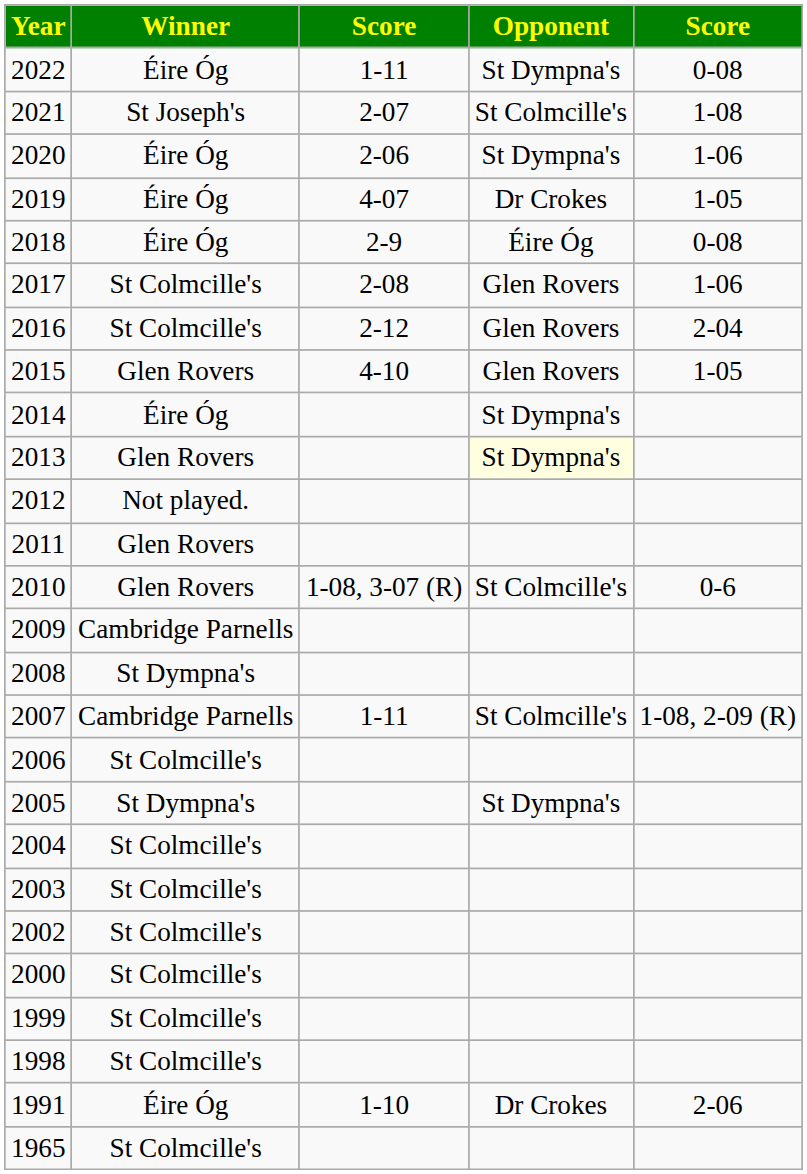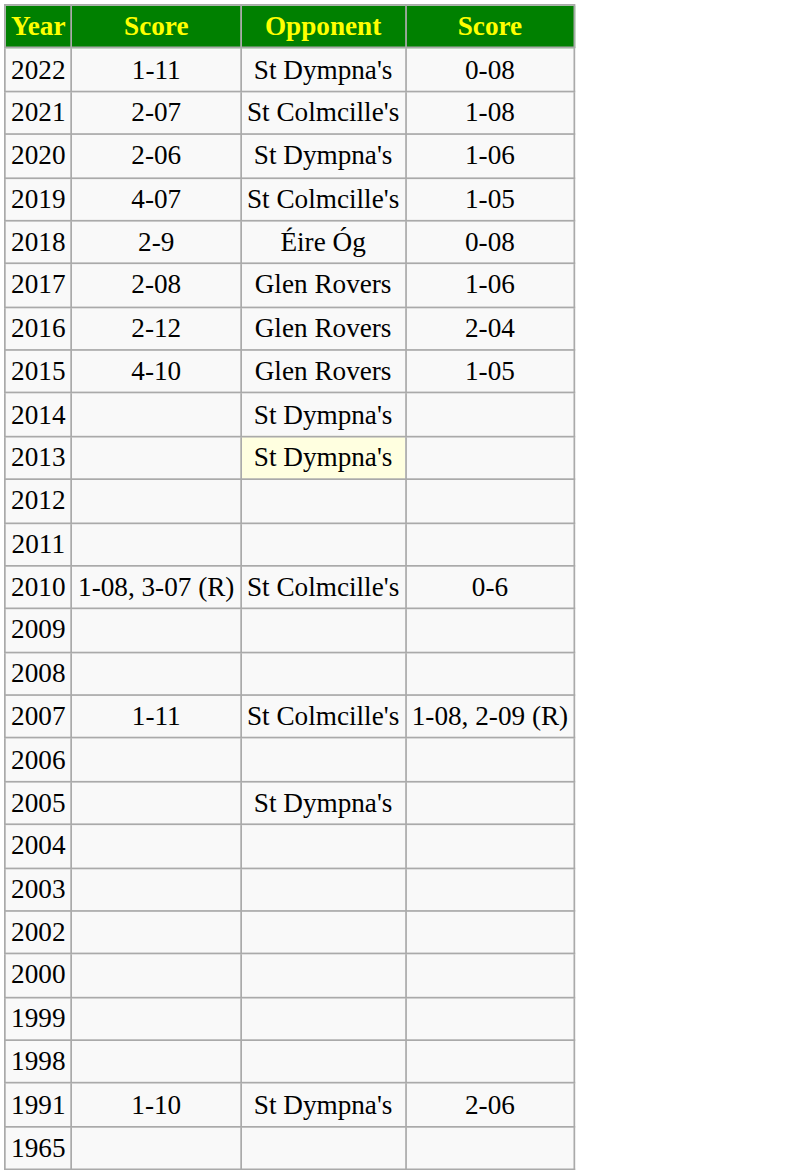- column: (186, 26)
(551, 198) Dr Crokes -> (323, 198) St Colmcille's
(551, 1104) Dr Crokes -> (323, 1104) St Dympna's
